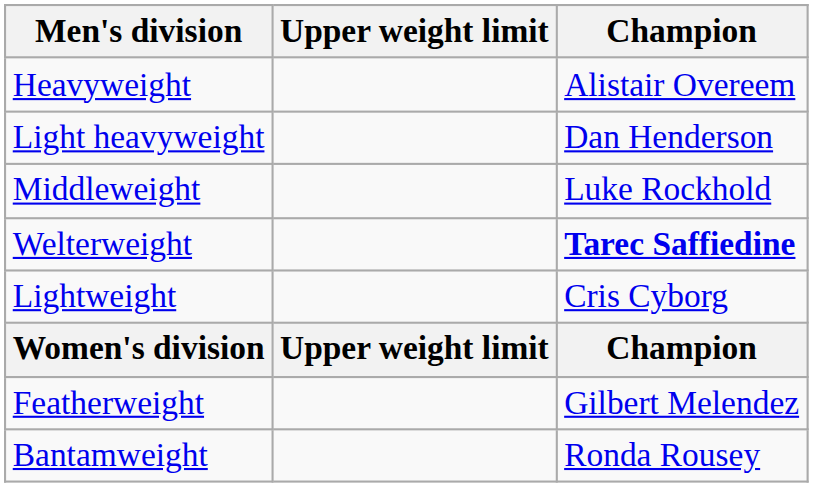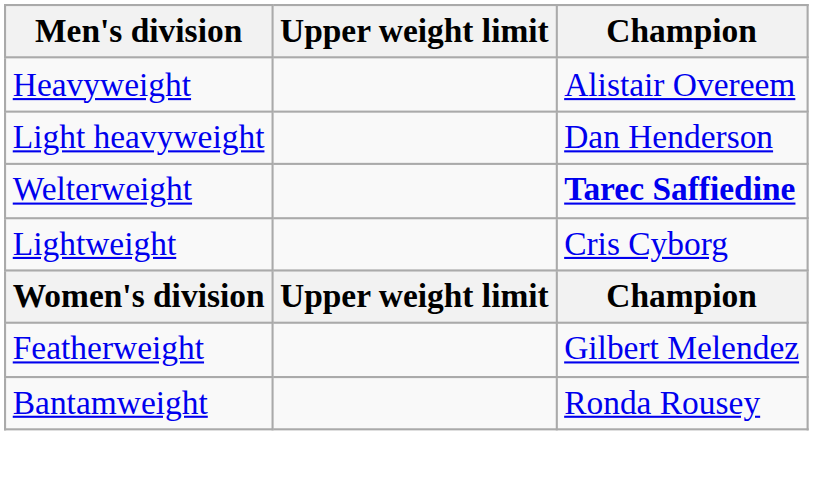- row: (107, 190)
